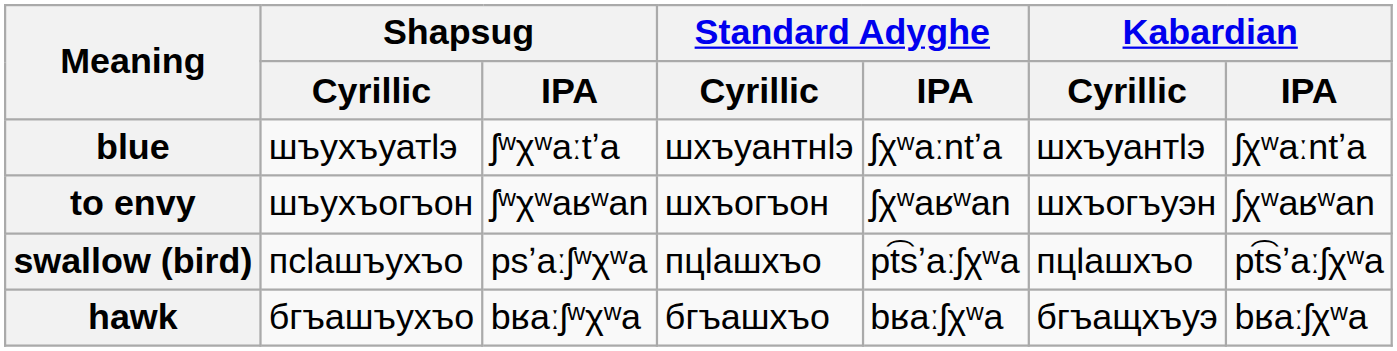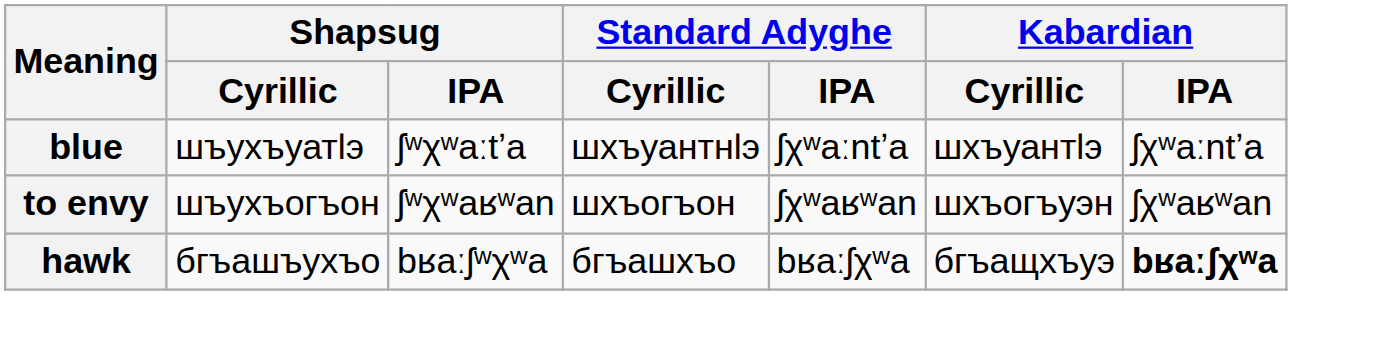- row: (133, 260)
(1301, 317) normal -> (1205, 260) bold
